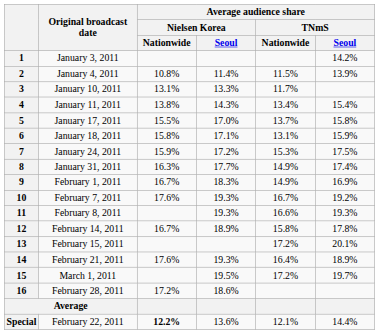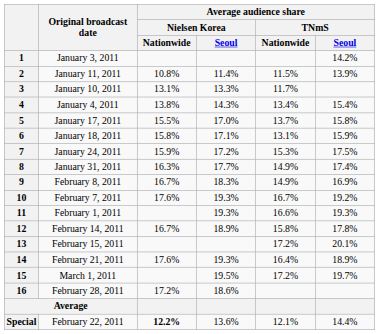(88, 74) January 4, 2011 -> (88, 74) January 11, 2011
(88, 105) January 11, 2011 -> (88, 105) January 4, 2011
(88, 182) February 1, 2011 -> (88, 182) February 8, 2011
(88, 213) February 8, 2011 -> (88, 213) February 1, 2011
